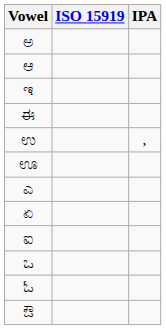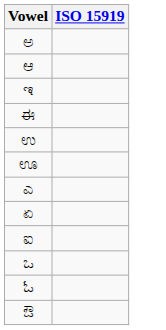- column: (145, 16)
